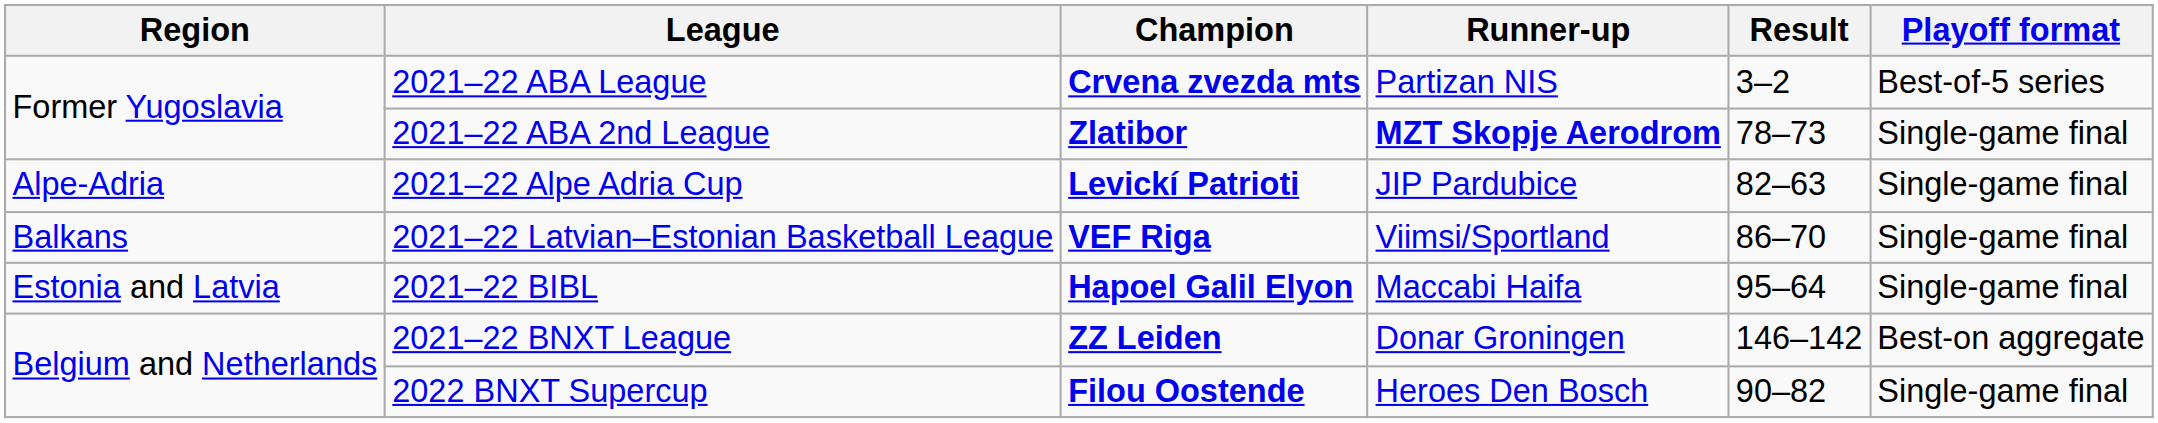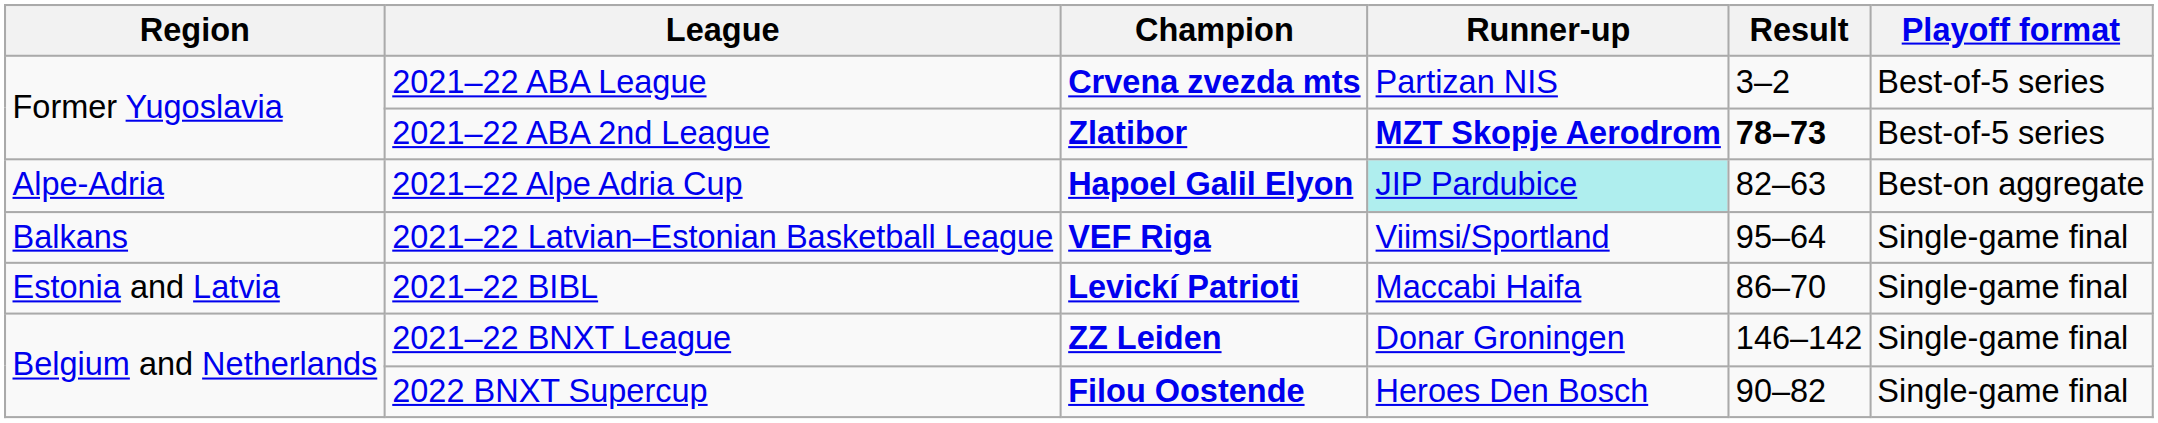(1781, 133) normal -> (1781, 133) bold
(2003, 133) Single-game final -> (1991, 133) Best-of-5 series
(1184, 184) Levickí Patrioti -> (1211, 184) Hapoel Galil Elyon
(1476, 184) no background -> (1476, 184) paleturquoise background
(2003, 184) Single-game final -> (2011, 184) Best-on aggregate
(1781, 236) 86–70 -> (1781, 236) 95–64
(1211, 287) Hapoel Galil Elyon -> (1184, 287) Levickí Patrioti
(1781, 287) 95–64 -> (1781, 287) 86–70
(2011, 339) Best-on aggregate -> (2003, 339) Single-game final
